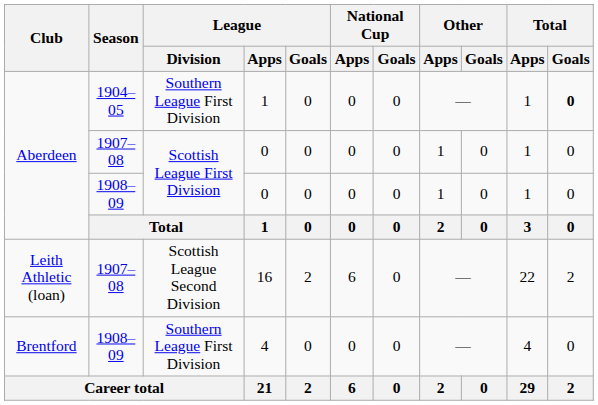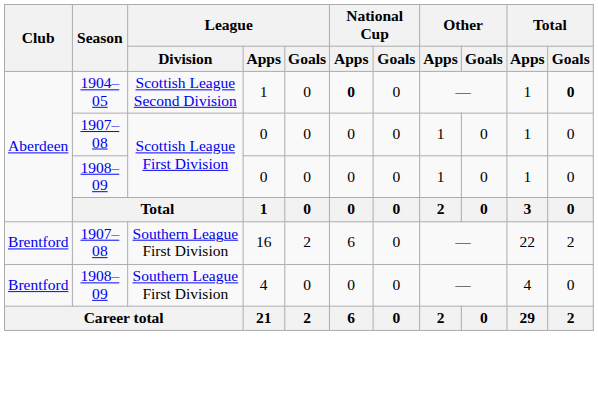(194, 100) Southern League First Division -> (185, 92) Scottish League Second Division
(352, 100) normal -> (351, 92) bold
(46, 277) Leith Athletic (loan) -> (38, 243) Brentford
(194, 277) Scottish League Second Division -> (185, 243) Southern League First Division
